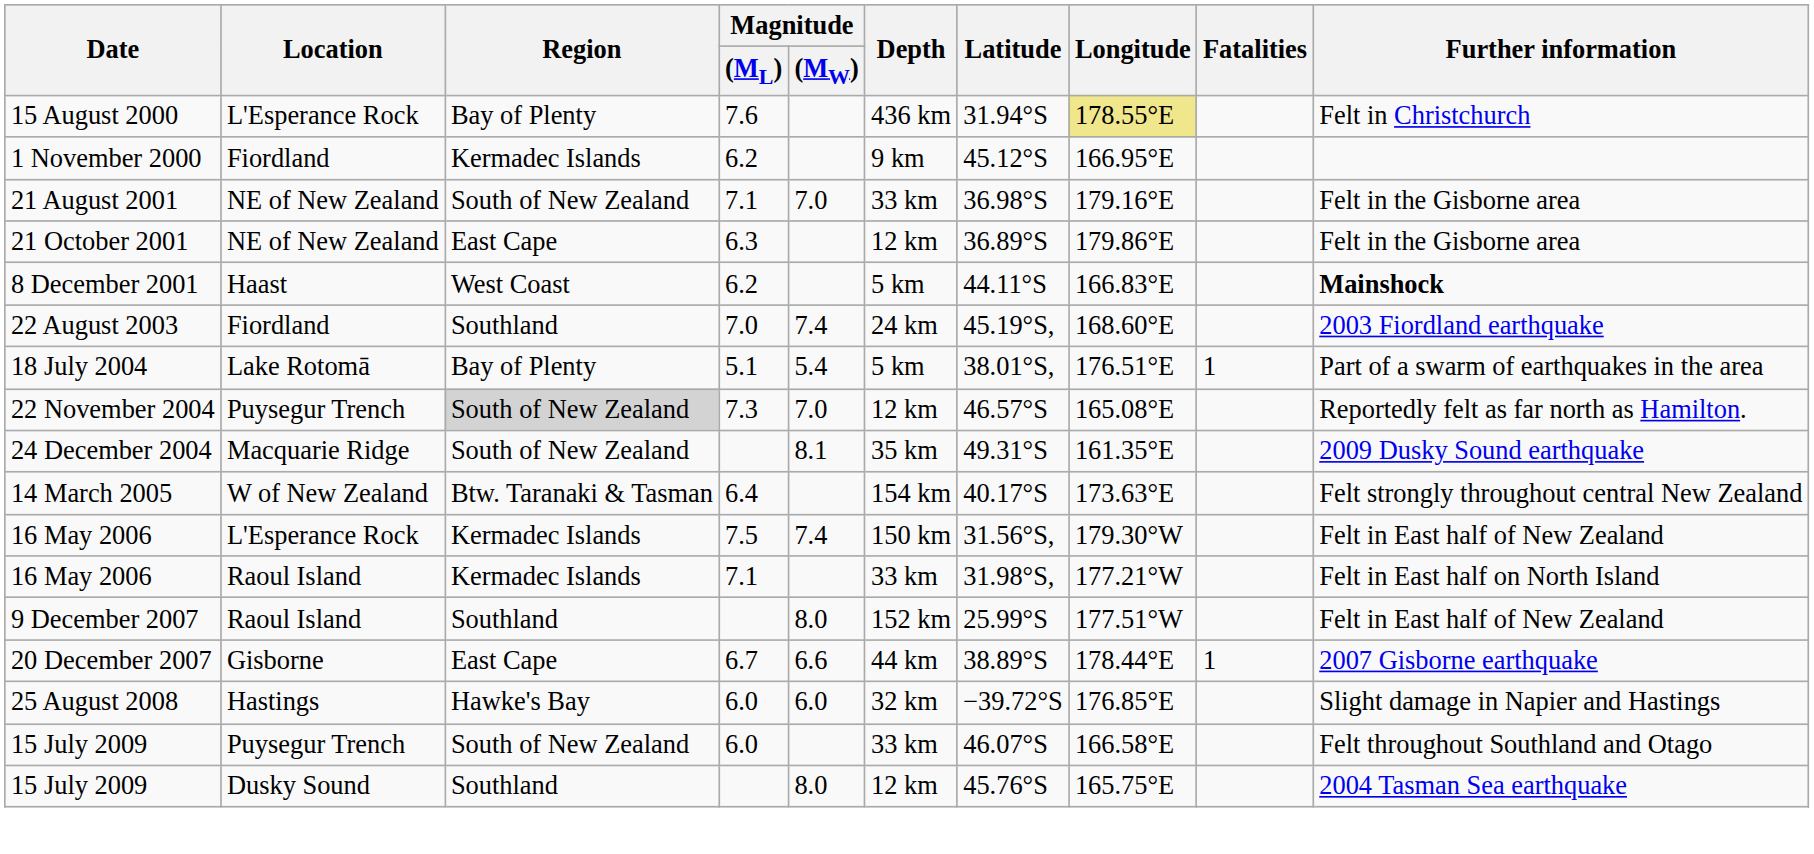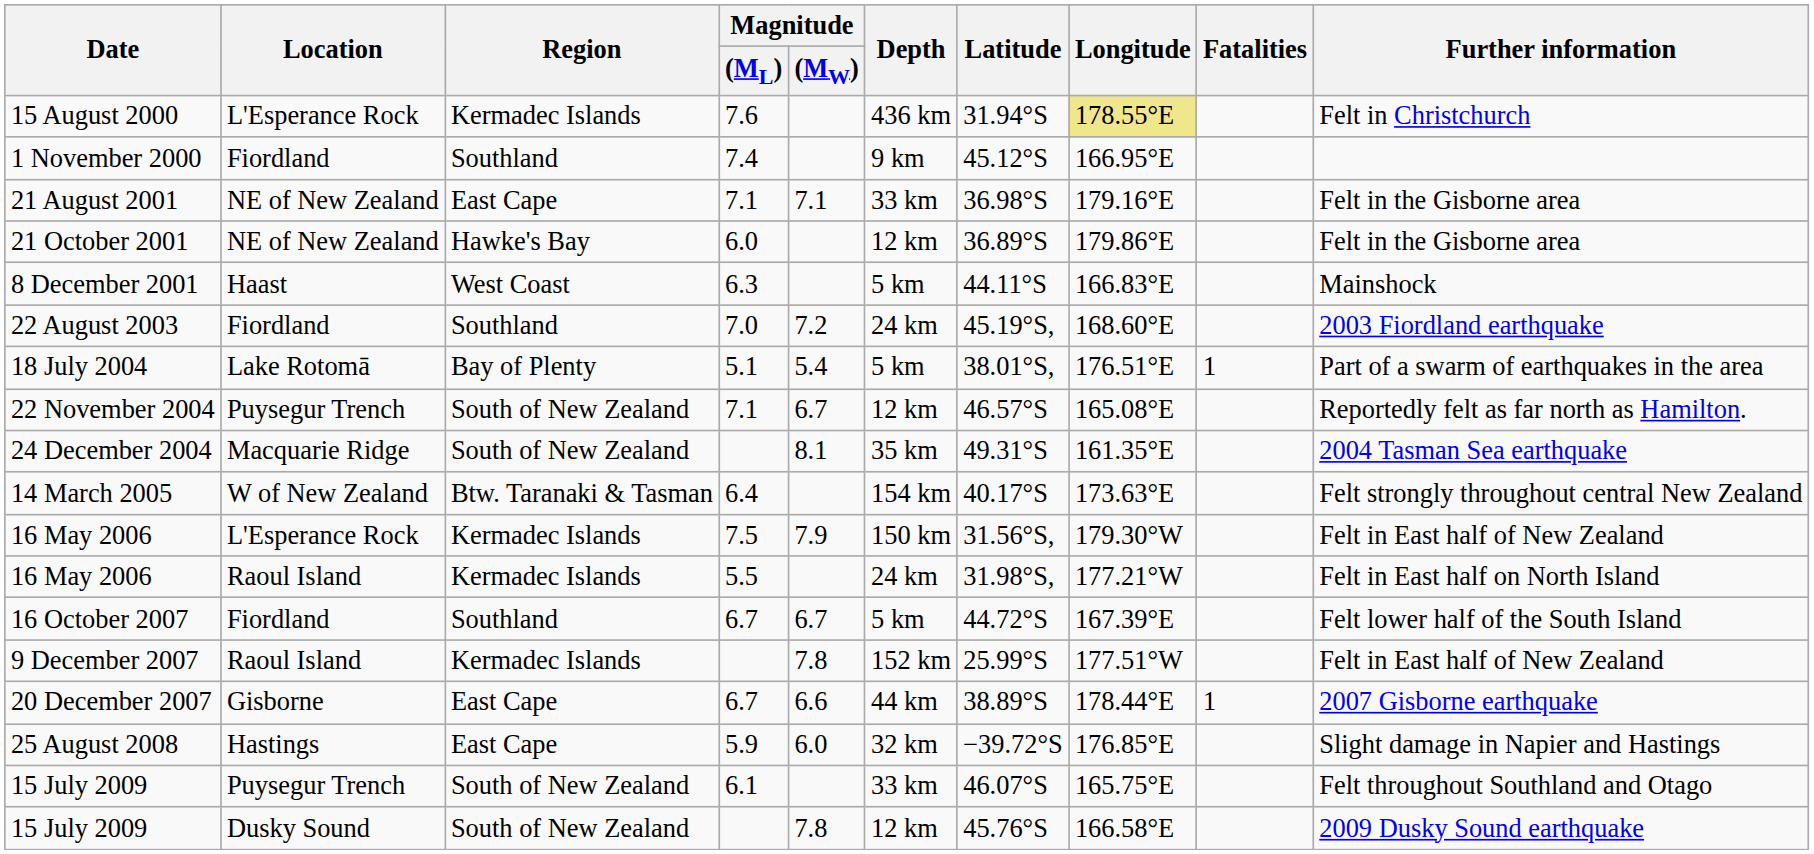(524, 116) Bay of Plenty -> (546, 116) Kermadec Islands
(546, 157) Kermadec Islands -> (504, 157) Southland
(742, 157) 6.2 -> (742, 157) 7.4
(570, 199) South of New Zealand -> (504, 199) East Cape
(811, 199) 7.0 -> (811, 199) 7.1
(504, 241) East Cape -> (520, 241) Hawke's Bay
(742, 241) 6.3 -> (742, 241) 6.0
(742, 283) 6.2 -> (742, 283) 6.3
(1382, 283) bold -> (1378, 283) normal
(811, 325) 7.4 -> (811, 325) 7.2
(570, 409) lightgrey background -> (570, 409) no background
(742, 409) 7.3 -> (742, 409) 7.1
(811, 409) 7.0 -> (811, 409) 6.7
(1482, 451) 2009 Dusky Sound earthquake -> (1473, 451) 2004 Tasman Sea earthquake
(811, 534) 7.4 -> (811, 534) 7.9
(742, 576) 7.1 -> (742, 576) 5.5
(904, 576) 33 km -> (904, 576) 24 km
+ row: (100, 618)
(504, 618) Southland -> (546, 660) Kermadec Islands
(811, 618) 8.0 -> (811, 660) 7.8
(520, 702) Hawke's Bay -> (504, 744) East Cape
(742, 702) 6.0 -> (742, 744) 5.9
(742, 744) 6.0 -> (742, 785) 6.1
(1125, 744) 166.58°E -> (1125, 785) 165.75°E
(504, 785) Southland -> (570, 827) South of New Zealand
(811, 785) 8.0 -> (811, 827) 7.8
(1125, 785) 165.75°E -> (1125, 827) 166.58°E
(1473, 785) 2004 Tasman Sea earthquake -> (1482, 827) 2009 Dusky Sound earthquake
